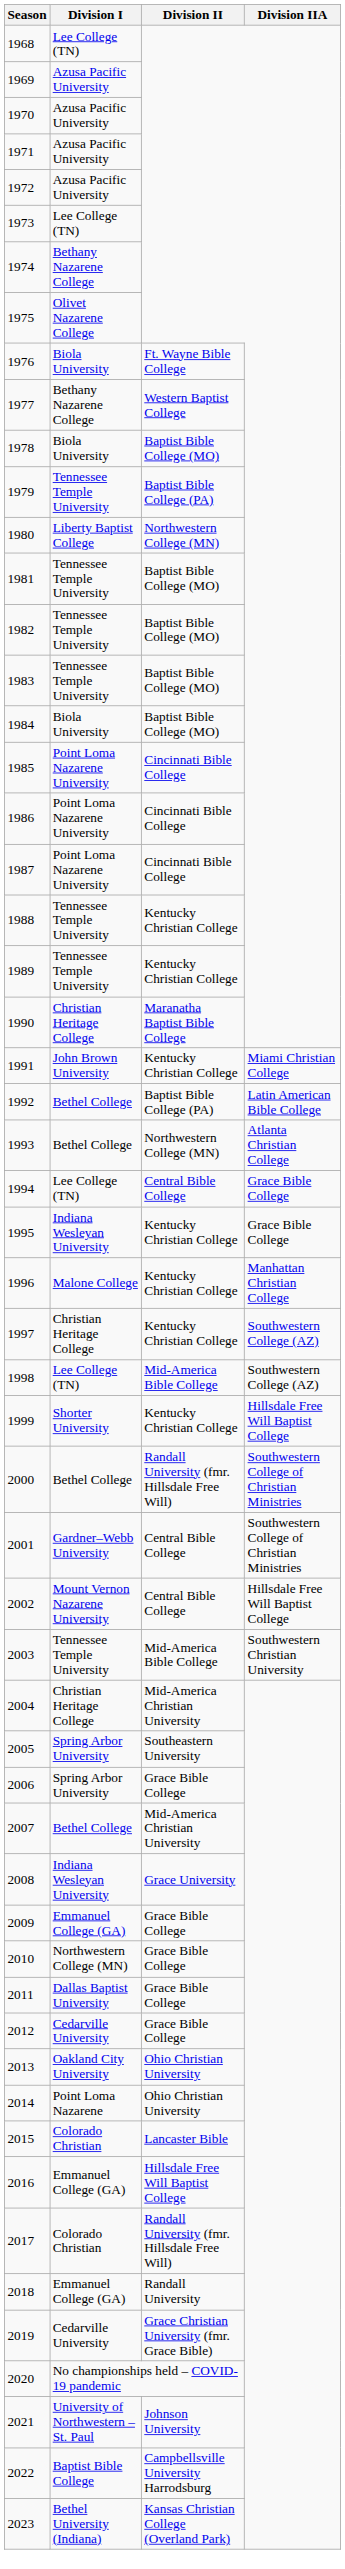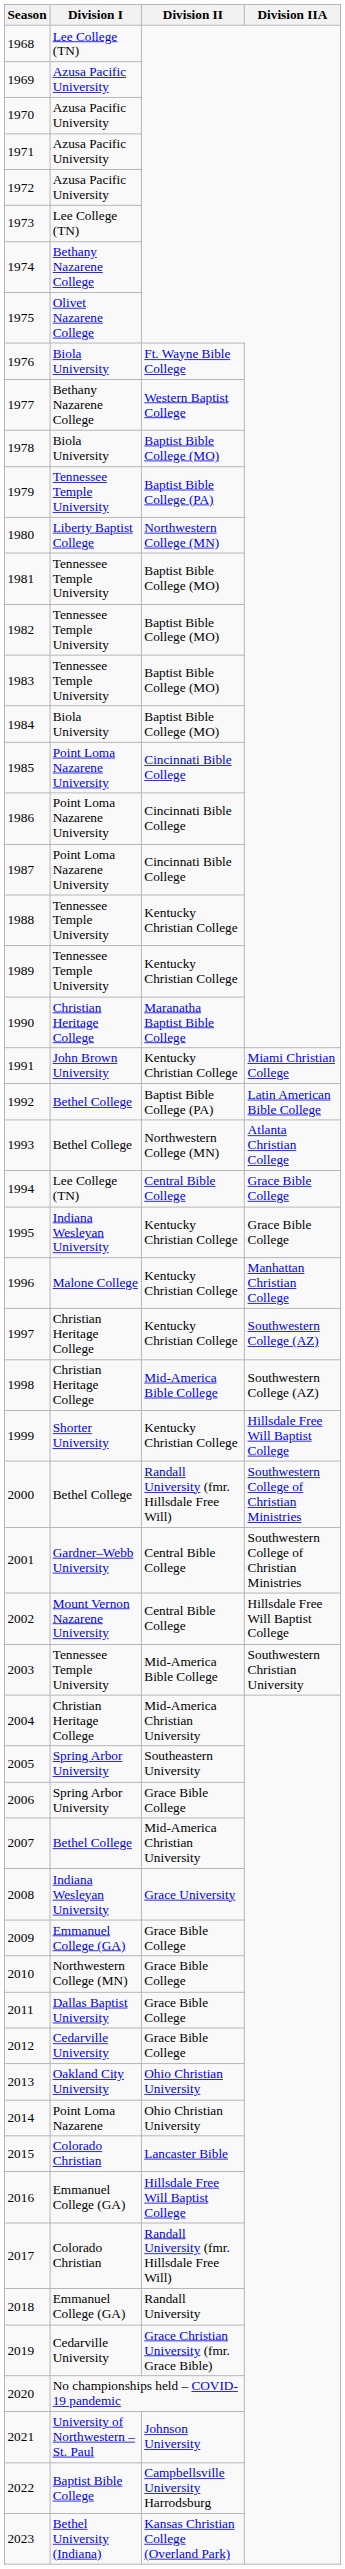(85, 1377) Lee College (TN) -> (77, 1385) Christian Heritage College
